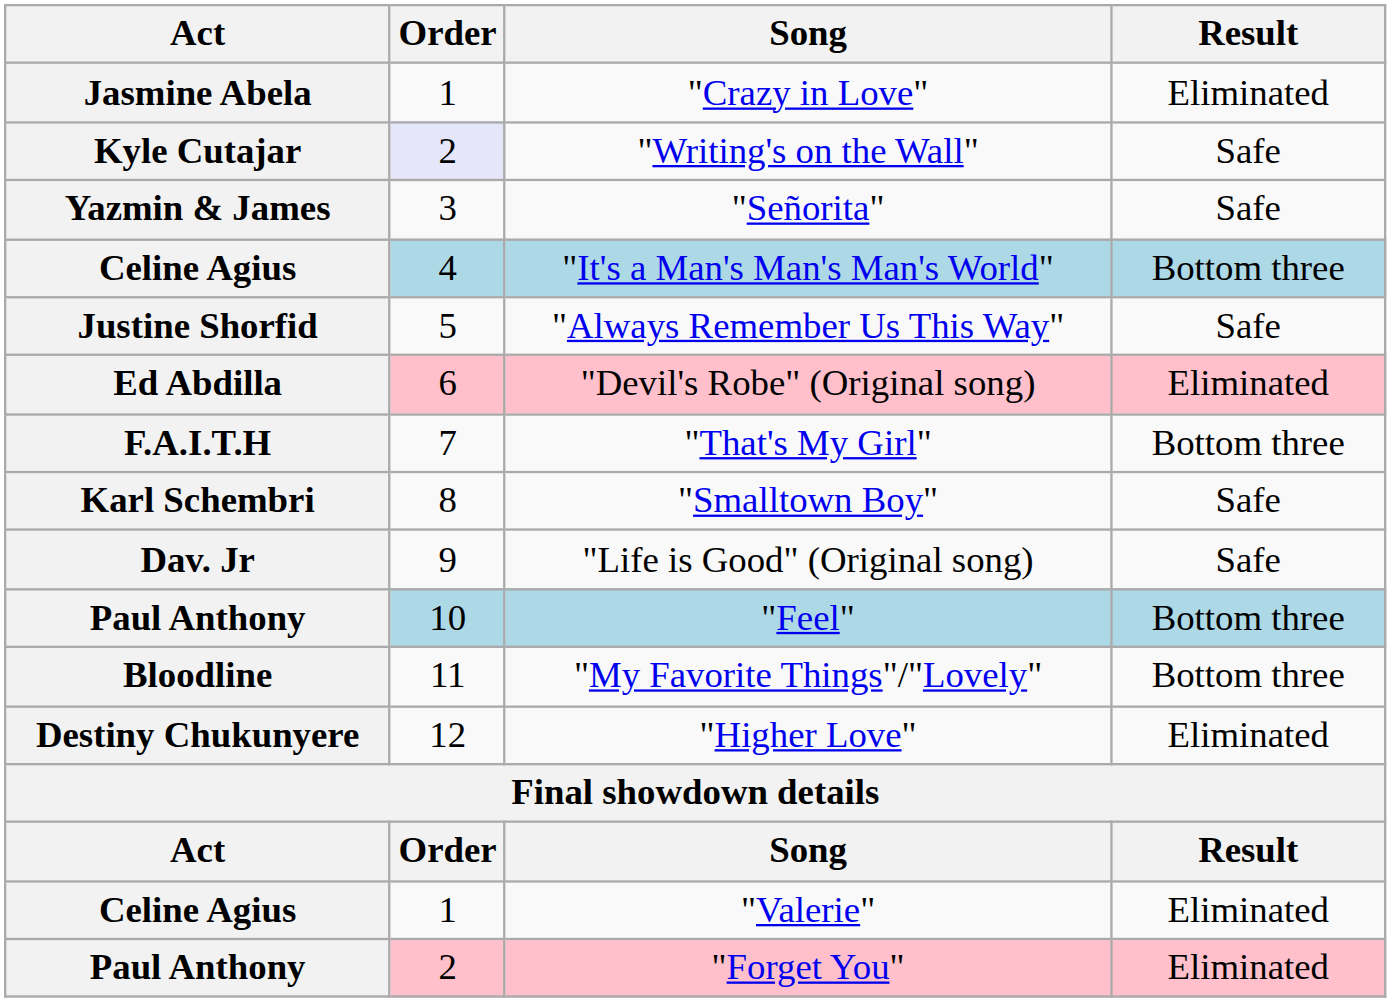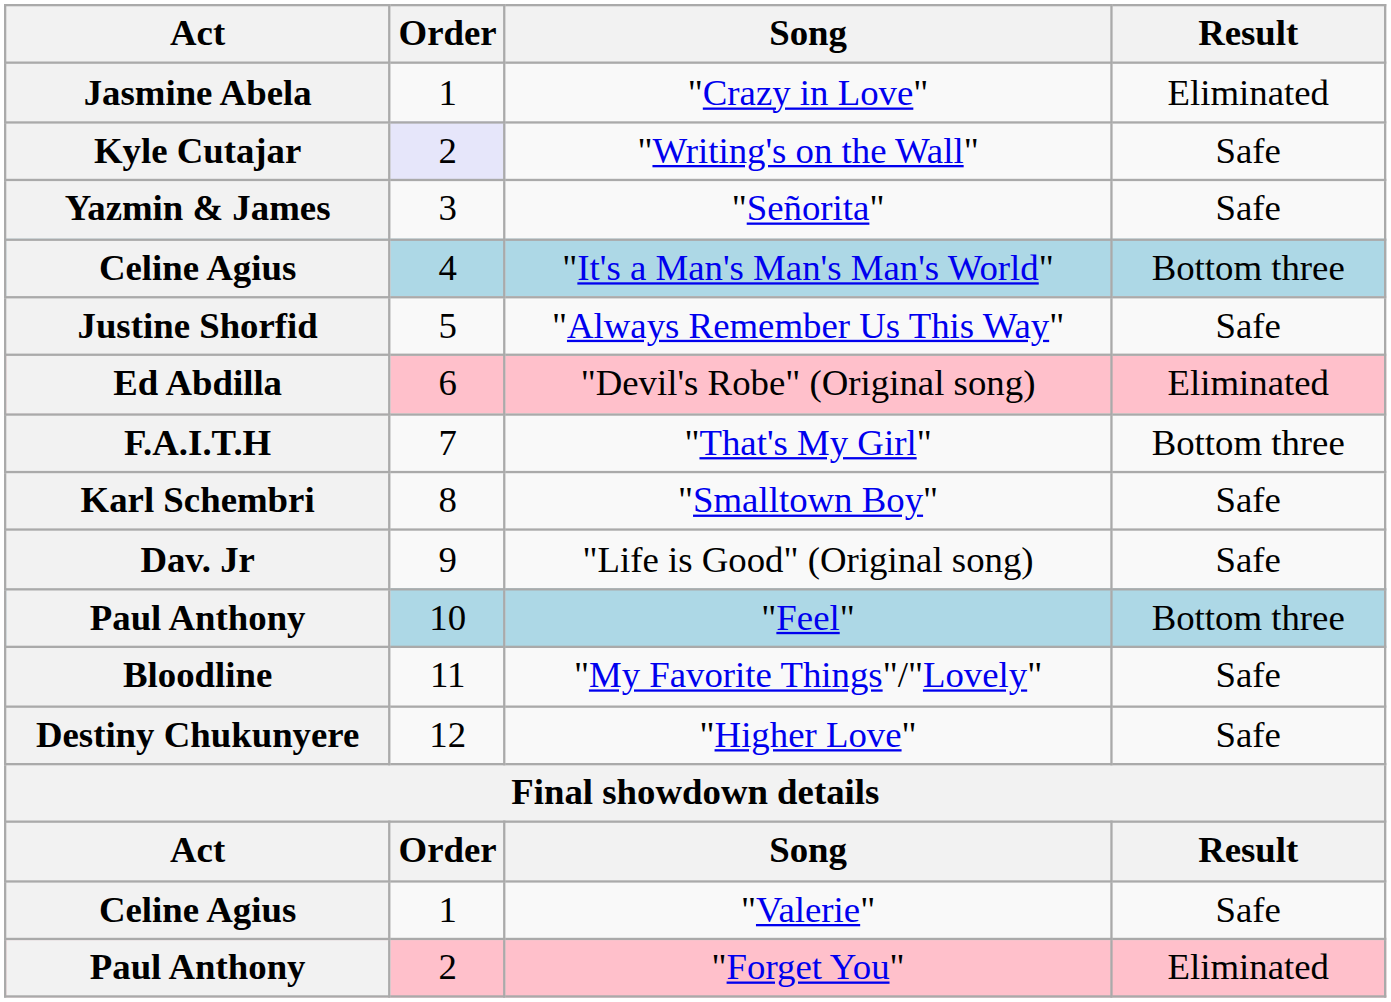(1248, 675) Bottom three -> (1248, 675) Safe
(1248, 734) Eliminated -> (1248, 734) Safe
(1248, 909) Eliminated -> (1248, 909) Safe
